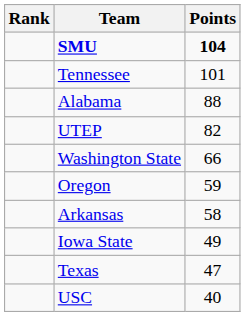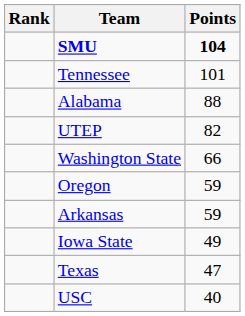(213, 213) 58 -> (213, 213) 59
